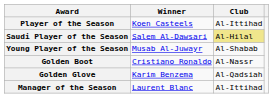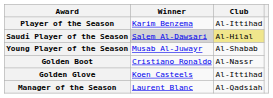(162, 23) Koen Casteels -> (162, 23) Karim Benzema
(170, 36) no background -> (170, 36) lightgrey background
(162, 74) Karim Benzema -> (162, 74) Koen Casteels
(239, 74) Al-Qadsiah -> (239, 74) Al-Ittihad
(239, 87) Al-Ittihad -> (239, 87) Al-Qadsiah
